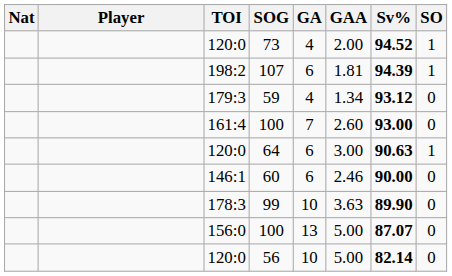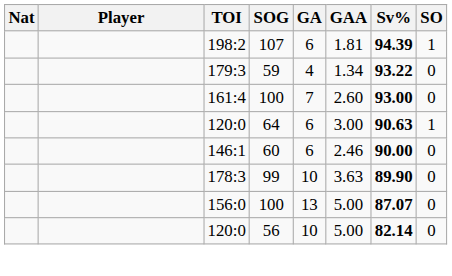- row: (227, 44)
(394, 97) 93.12 -> (394, 71) 93.22
